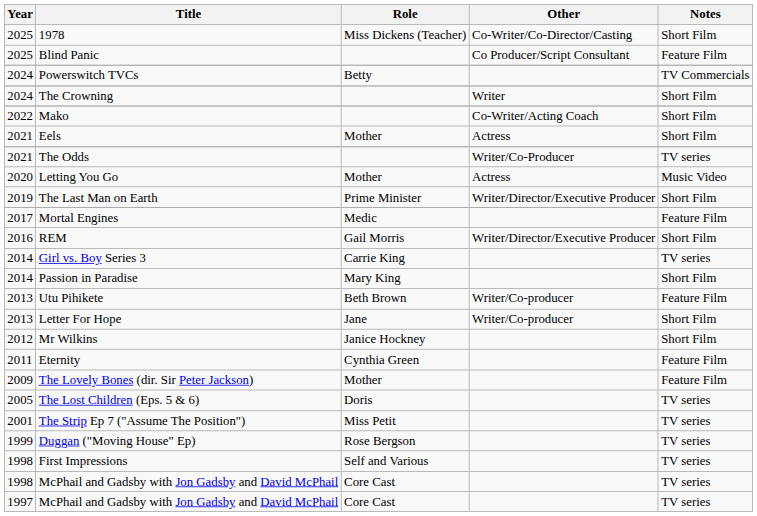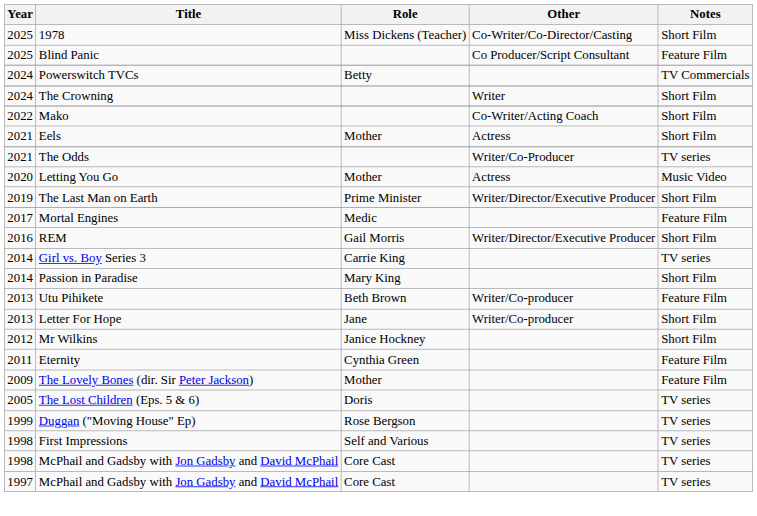- row: (20, 420)
